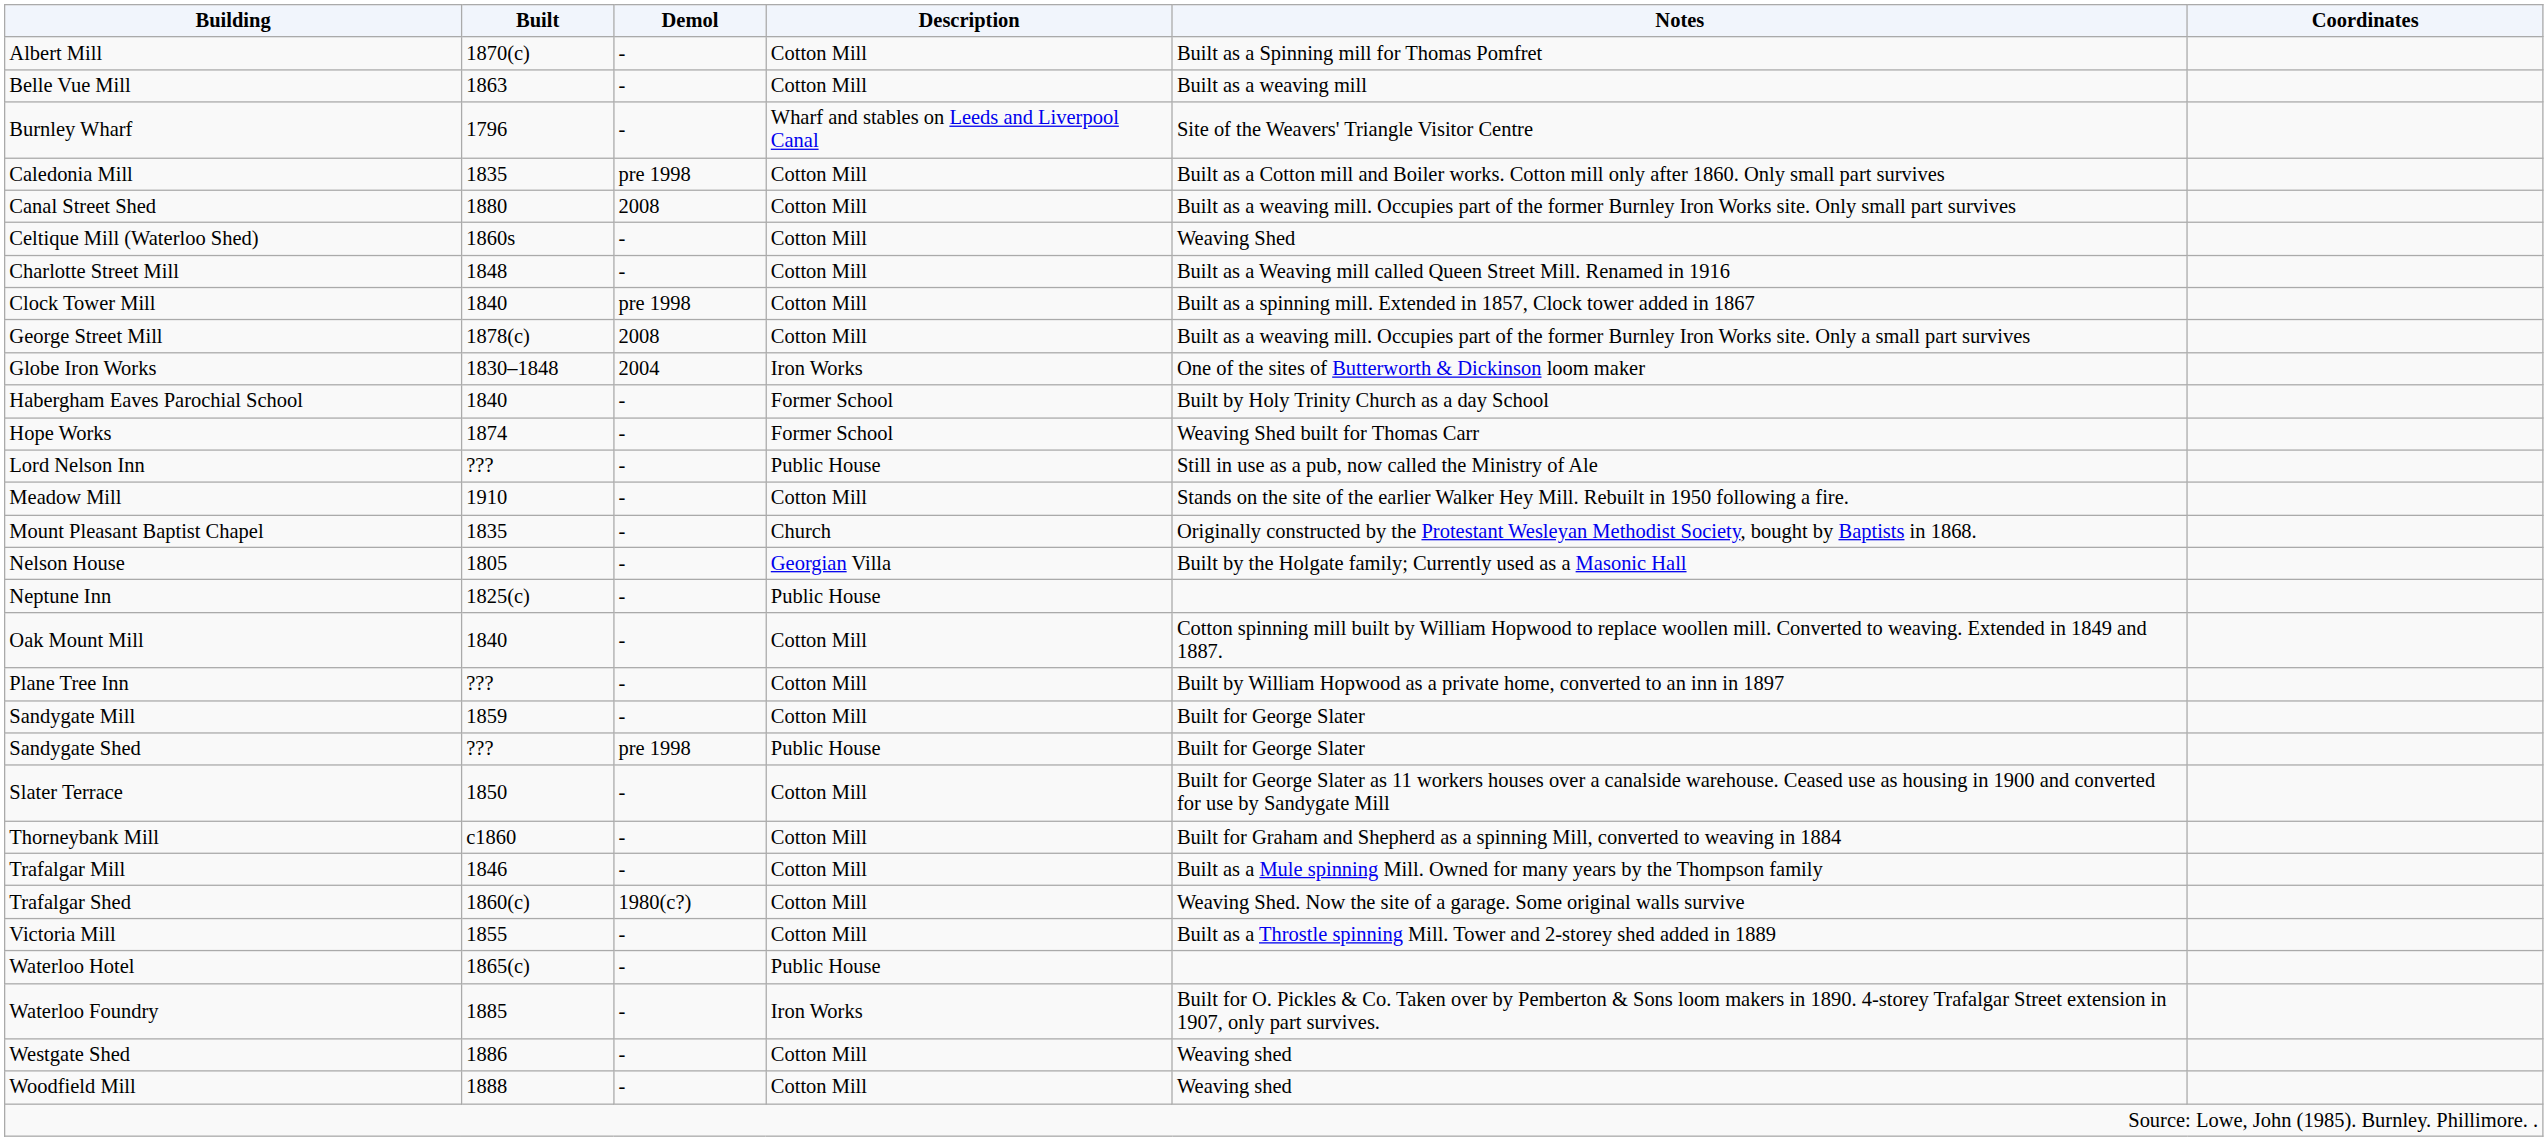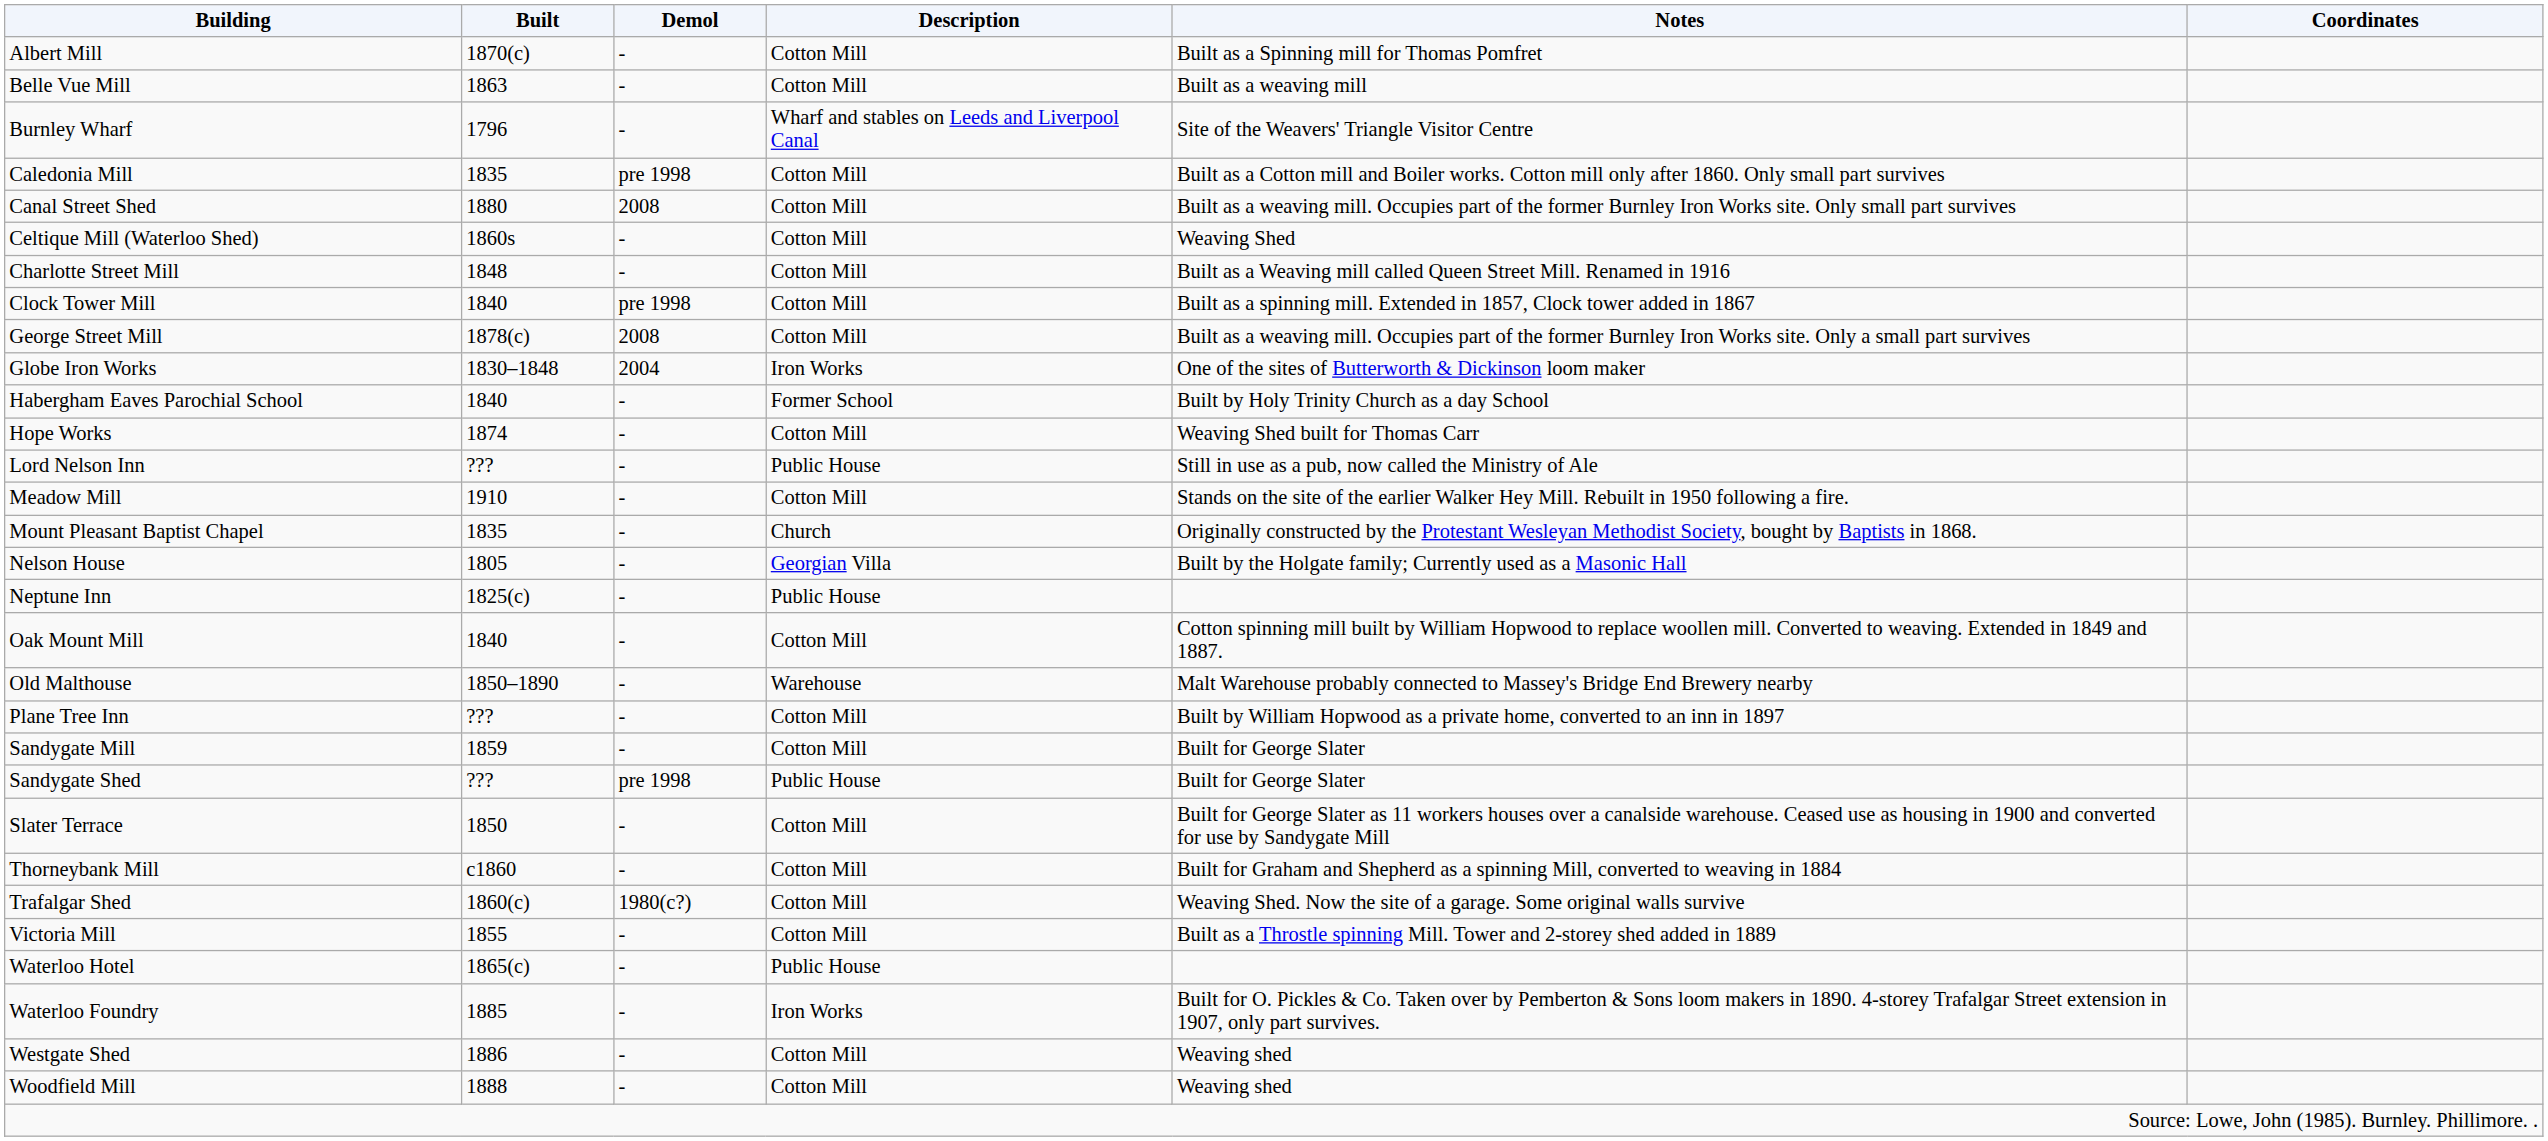(832, 433) Former School -> (819, 433) Cotton Mill
+ row: (71, 683)
- row: (67, 869)
